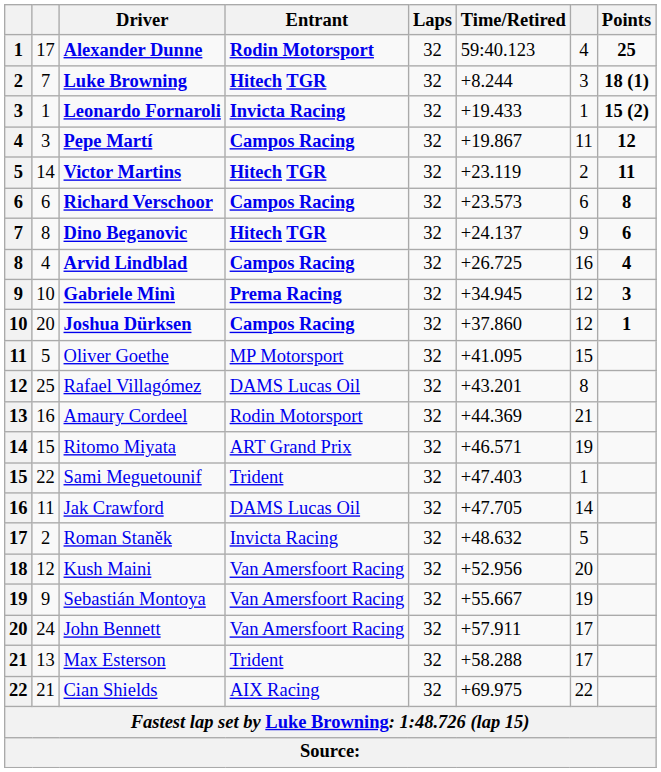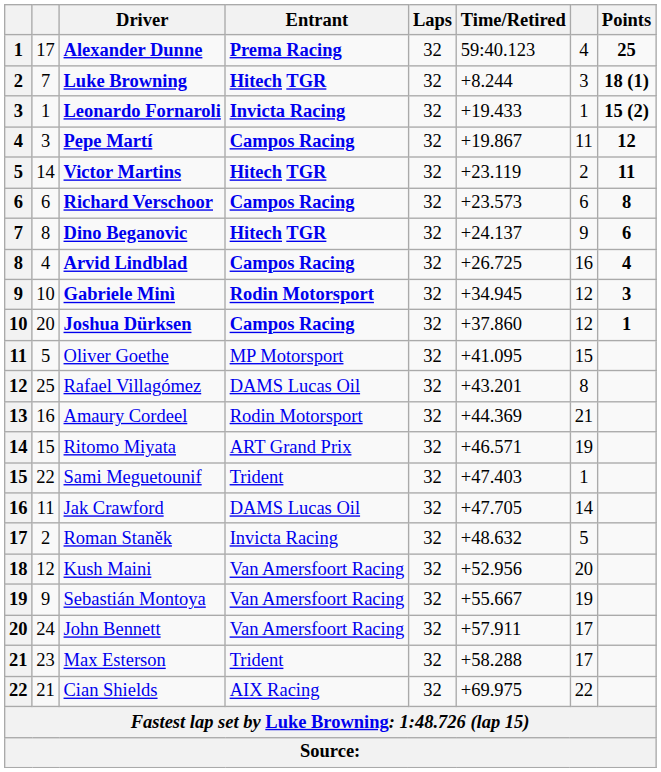(302, 49) Rodin Motorsport -> (286, 49) Prema Racing
(286, 293) Prema Racing -> (302, 293) Rodin Motorsport
(46, 660) 13 -> (46, 660) 23
